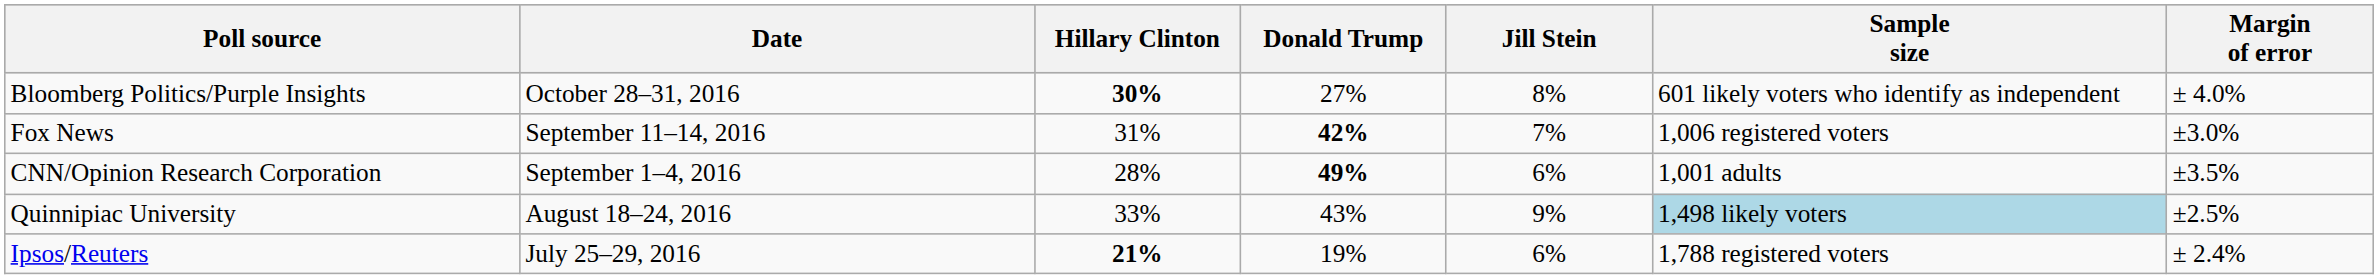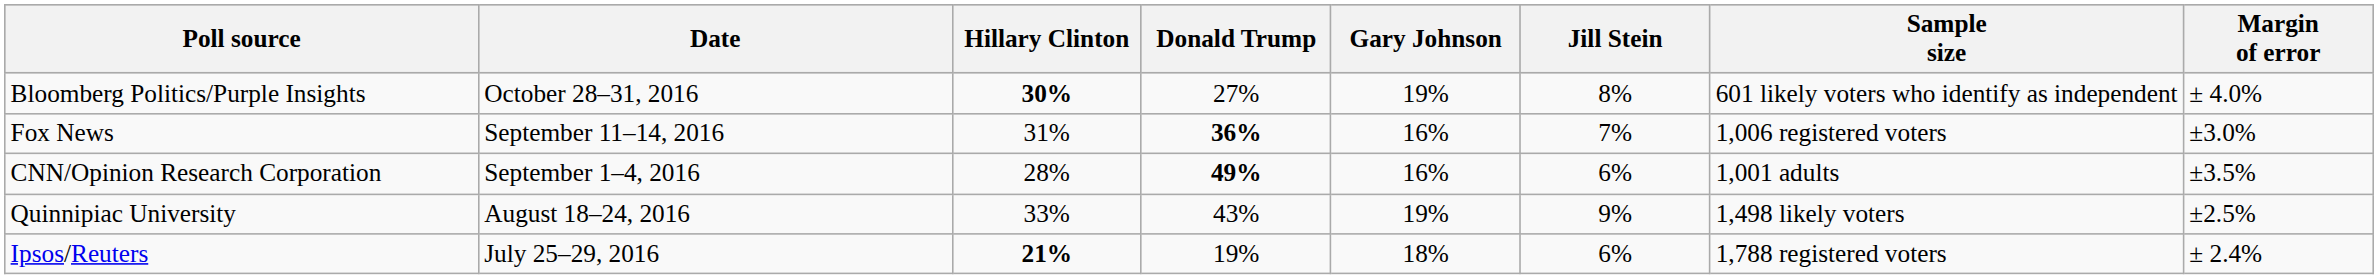+ column: (1426, 38)
(1343, 133) 42% -> (1236, 133) 36%
(1752, 213) lightblue background -> (1810, 213) no background
